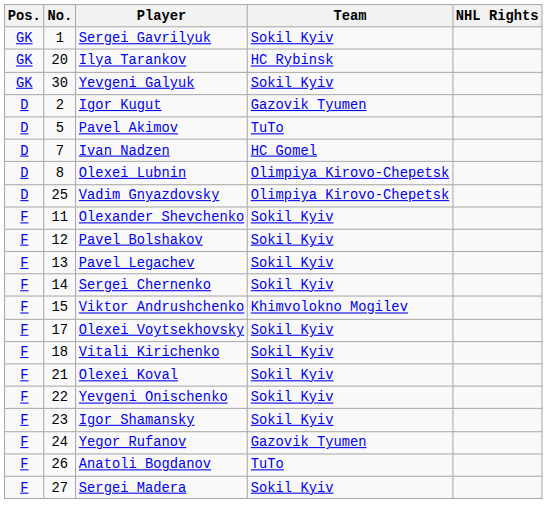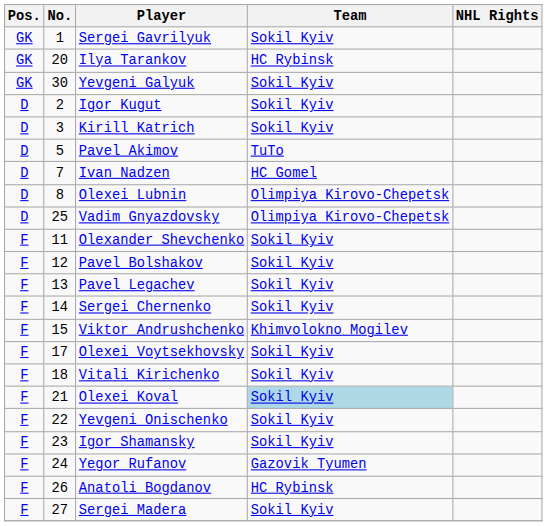(309, 106) Gazovik Tyumen -> (292, 106) Sokil Kyiv
+ row: (137, 128)
(292, 375) no background -> (292, 398) lightblue background
(267, 465) TuTo -> (292, 487) HC Rybinsk
